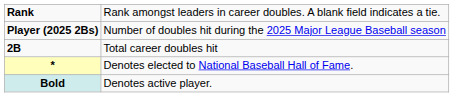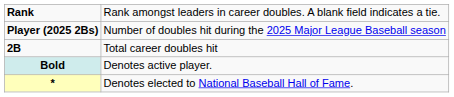rows swapped: (53, 65) <-> (53, 83)
